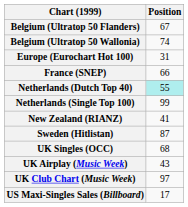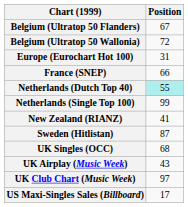(165, 42) 74 -> (165, 42) 72
